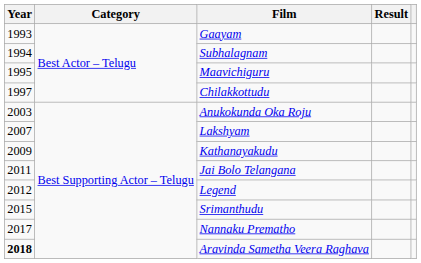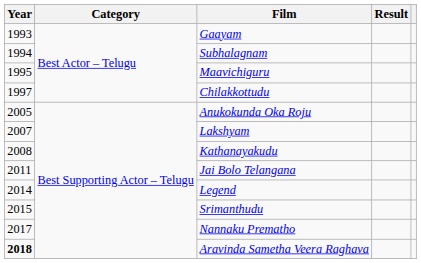(20, 111) 2003 -> (20, 111) 2005
(20, 151) 2009 -> (20, 151) 2008
(20, 190) 2012 -> (20, 190) 2014
